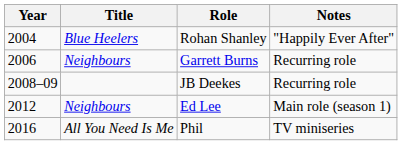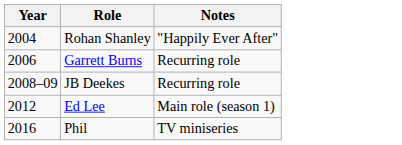- column: (119, 15)
